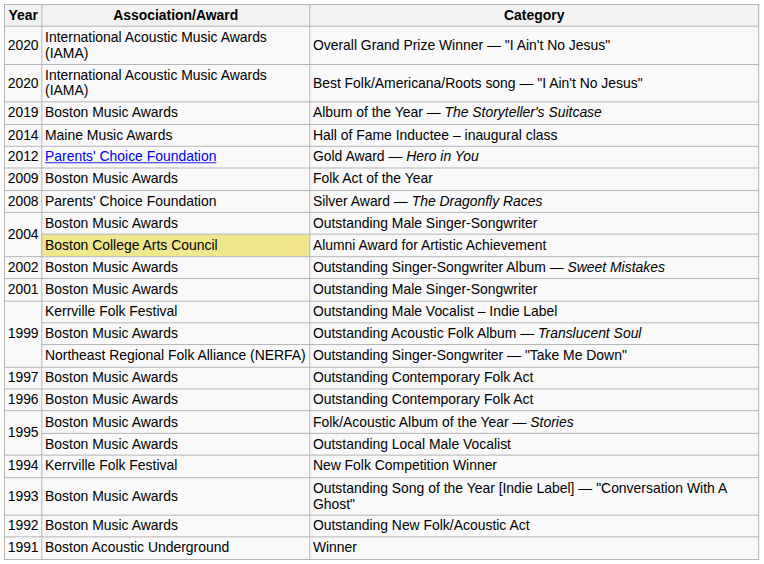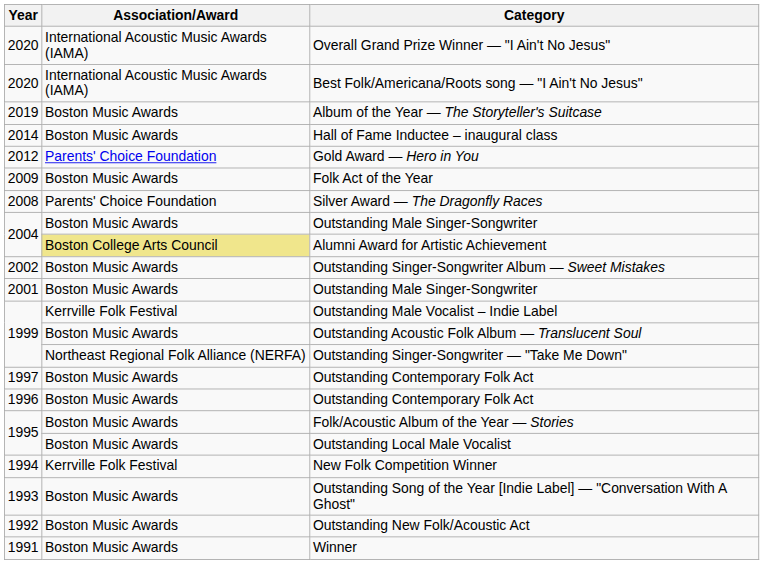(109, 135) Maine Music Awards -> (111, 135) Boston Music Awards
(137, 548) Boston Acoustic Underground -> (111, 548) Boston Music Awards
